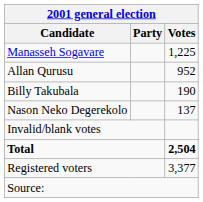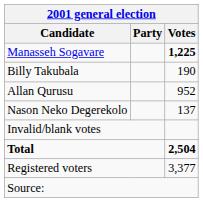(182, 52) normal -> (182, 52) bold
rows swapped: (40, 71) <-> (43, 91)
